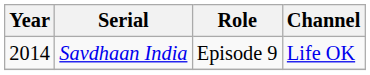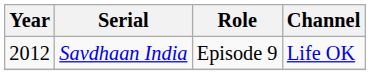(30, 52) 2014 -> (30, 52) 2012
